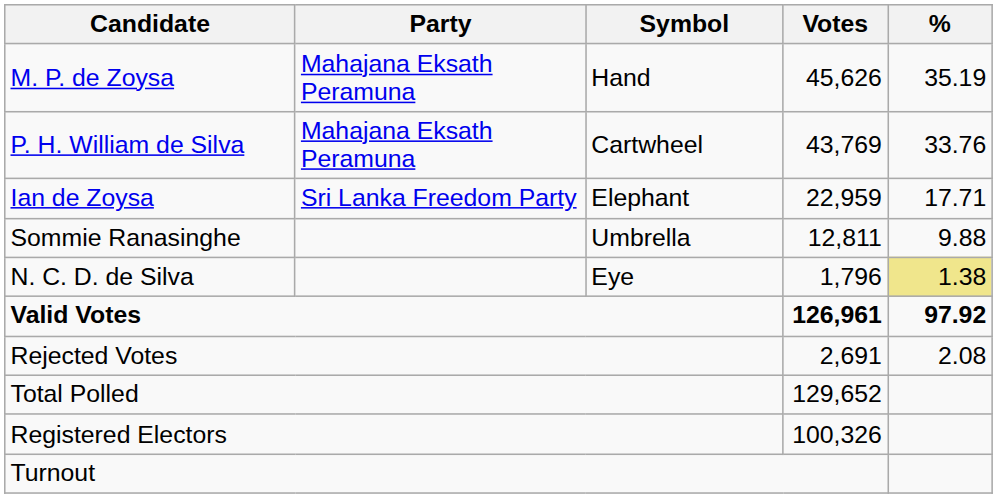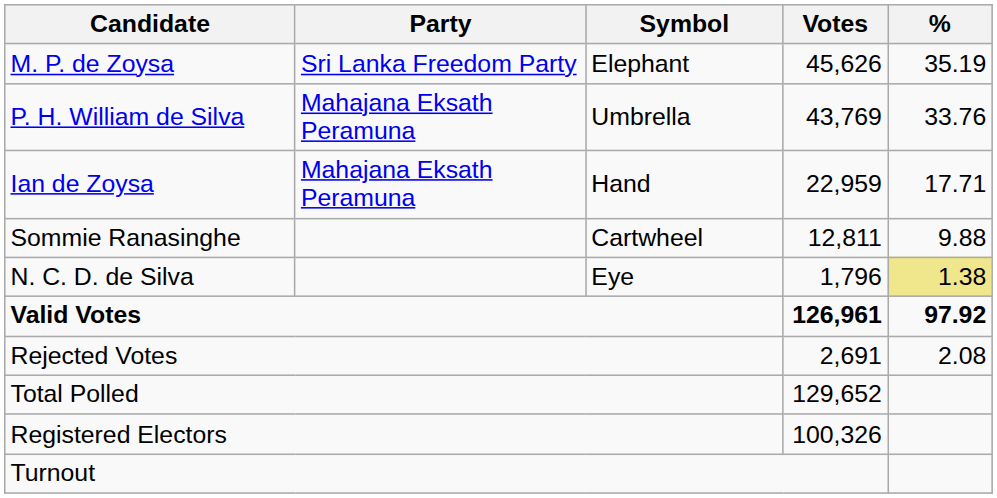(397, 77) Mahajana Eksath Peramuna -> (439, 63) Sri Lanka Freedom Party
(621, 77) Hand -> (640, 63) Elephant
(647, 144) Cartwheel -> (641, 116) Umbrella
(439, 197) Sri Lanka Freedom Party -> (397, 184) Mahajana Eksath Peramuna
(640, 197) Elephant -> (621, 184) Hand
(641, 237) Umbrella -> (647, 237) Cartwheel
